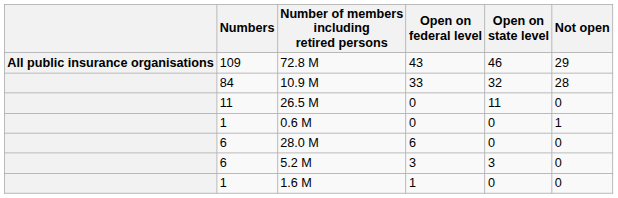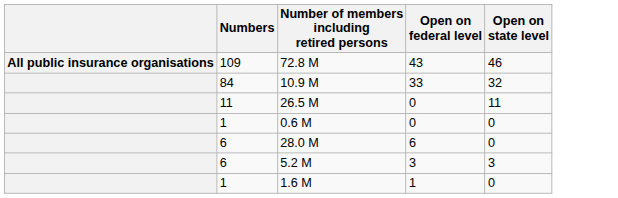- column: (582, 28)
